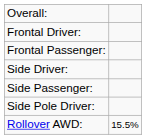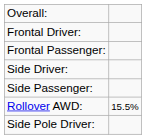rows swapped: (51, 106) <-> (45, 124)
